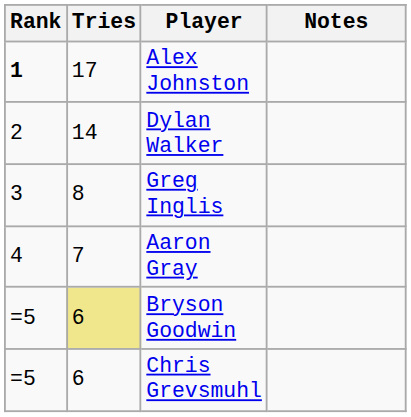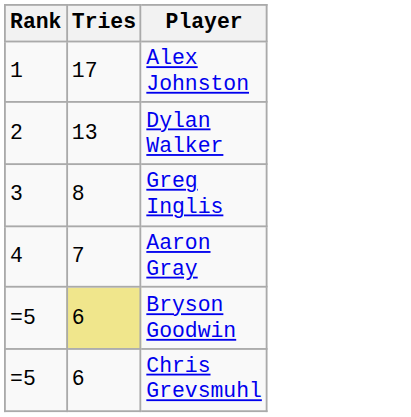- column: (336, 23)
(17, 71) bold -> (17, 71) normal
(85, 133) 14 -> (85, 133) 13
